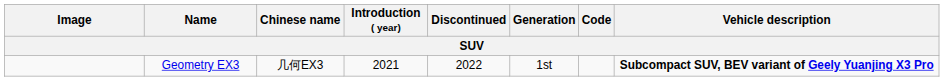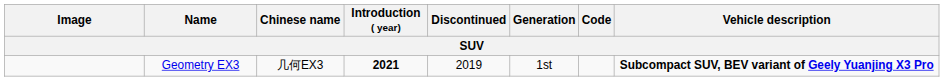(386, 65) normal -> (386, 65) bold
(469, 65) 2022 -> (469, 65) 2019
